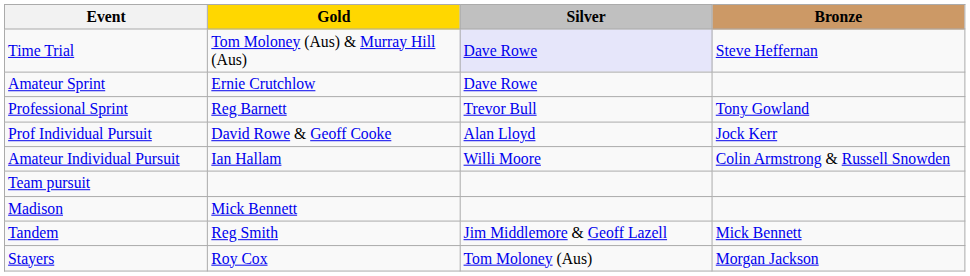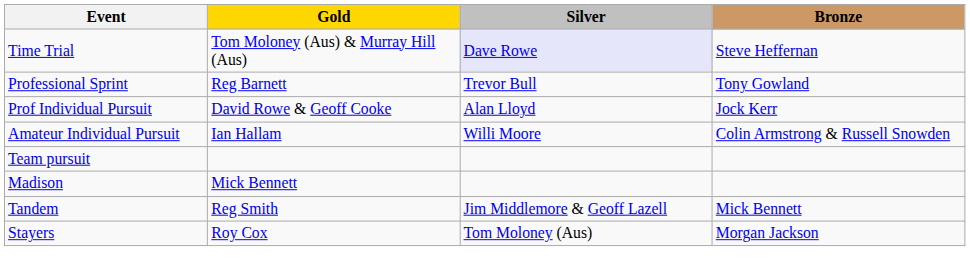- row: (57, 84)
